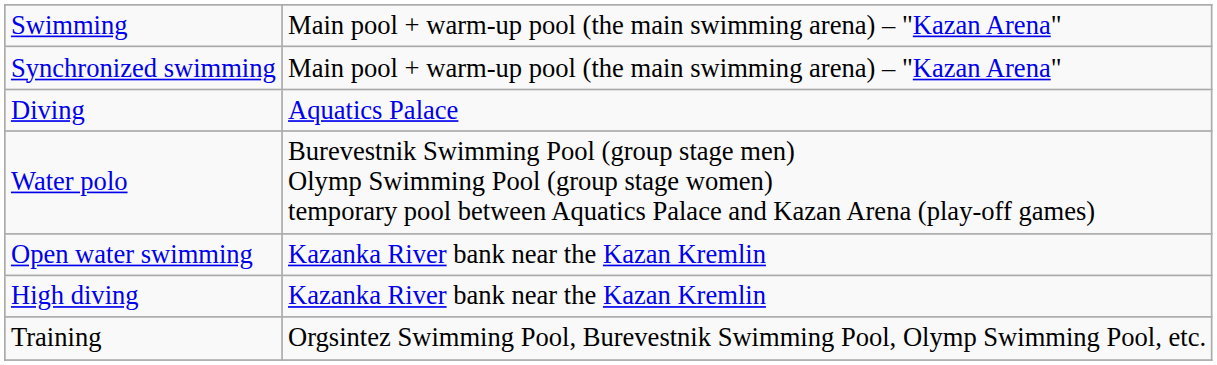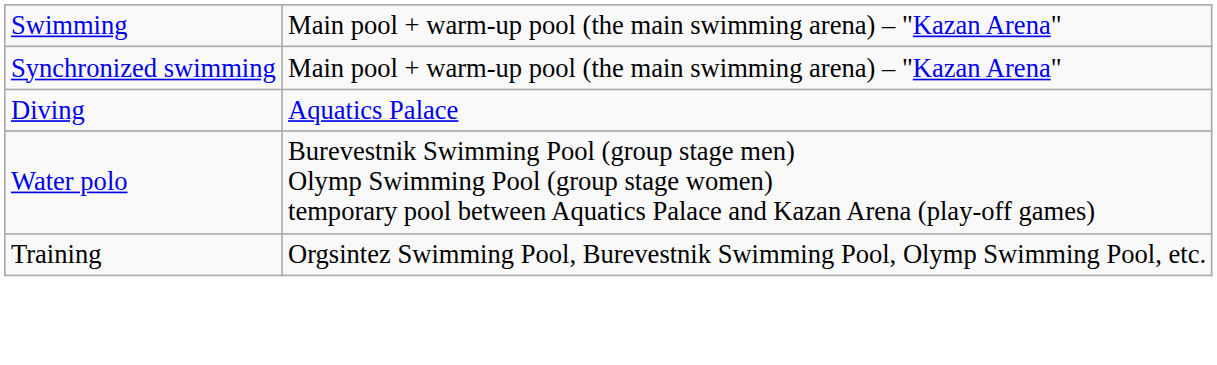- row: (132, 253)
- row: (75, 295)
